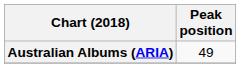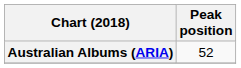(206, 52) 49 -> (206, 52) 52
